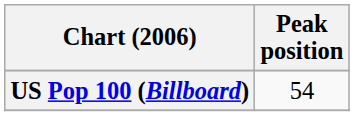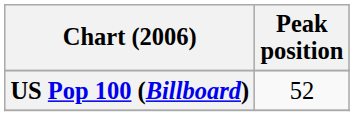(302, 90) 54 -> (302, 90) 52
